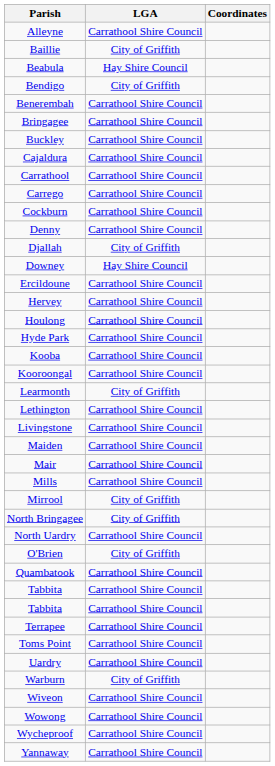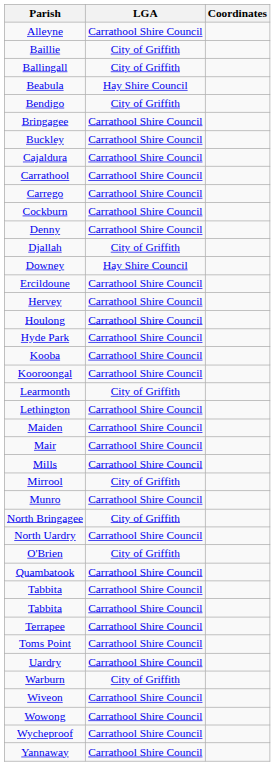+ row: (45, 67)
- row: (45, 103)
- row: (45, 427)
+ row: (45, 499)
